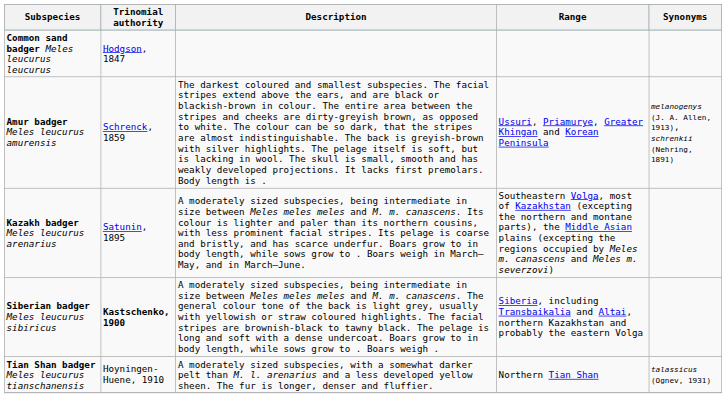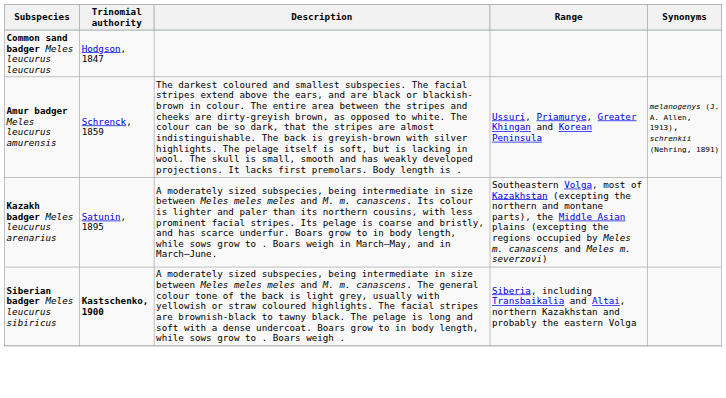- row: (51, 375)
